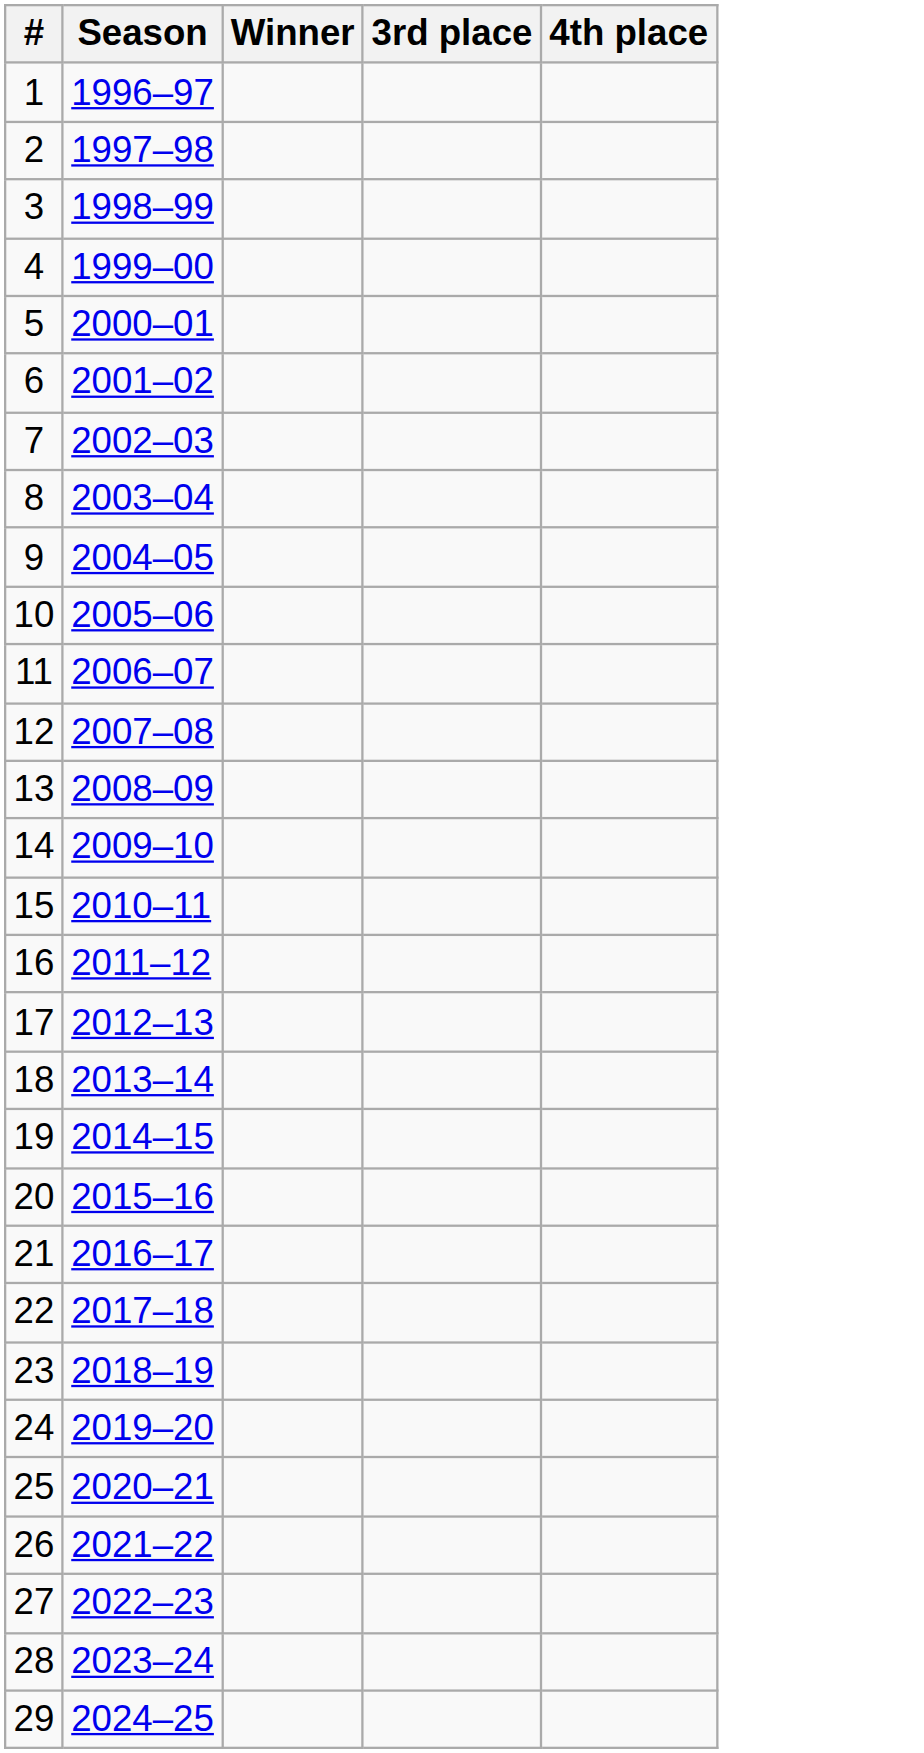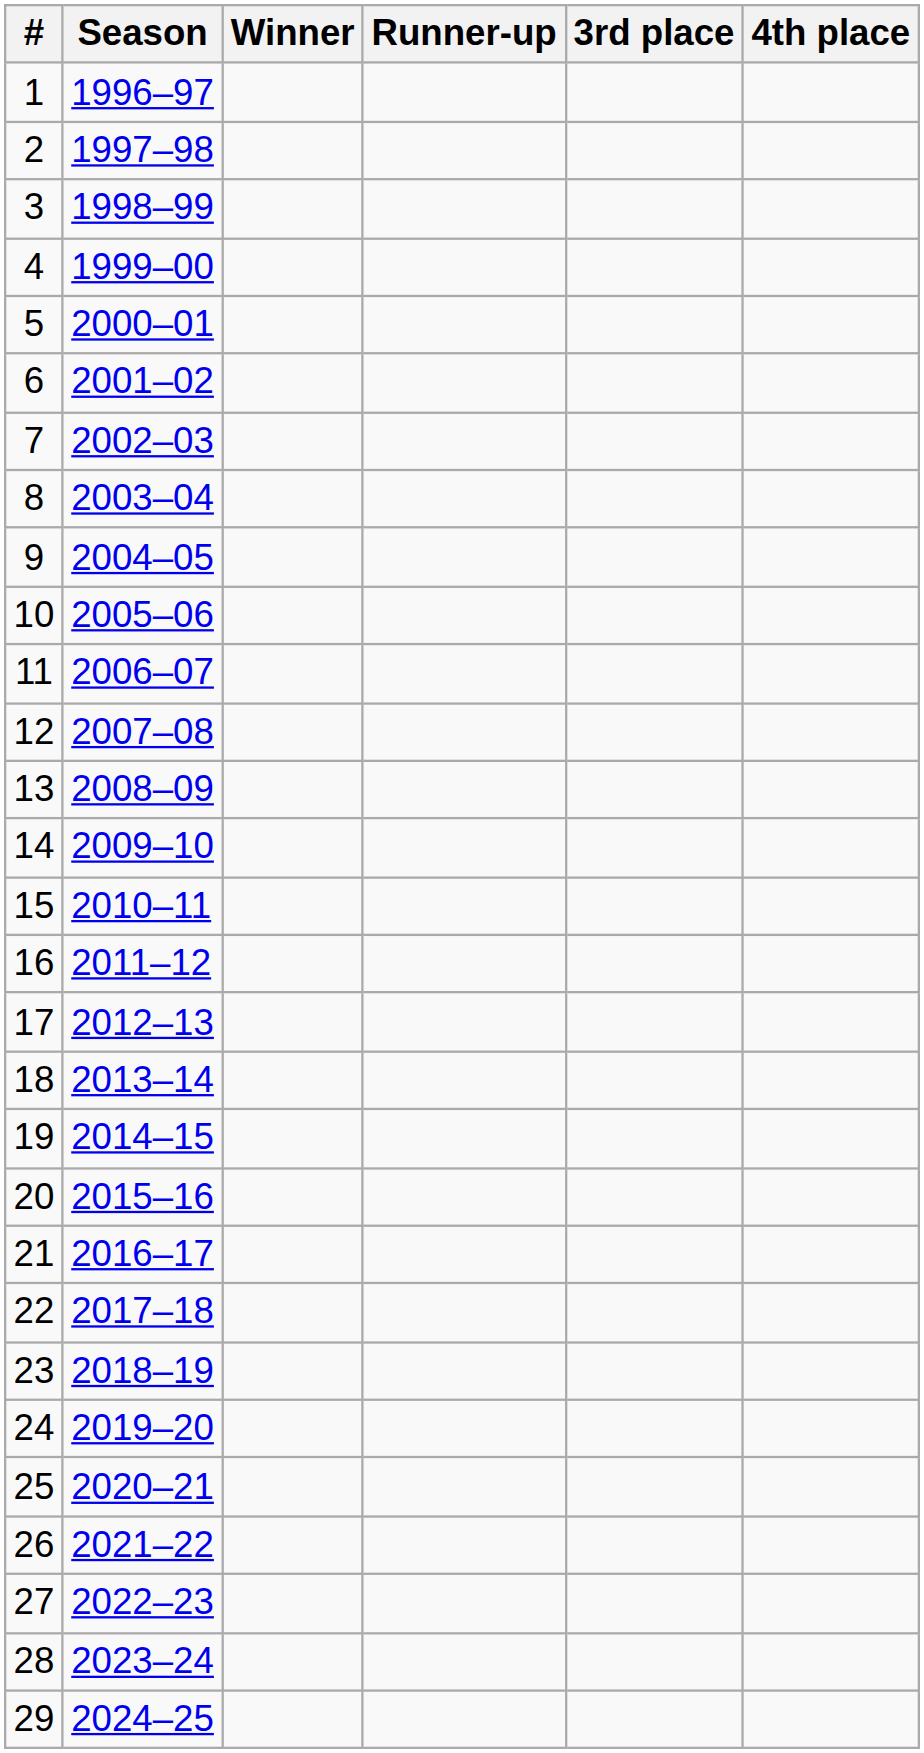+ column: (464, 33)
